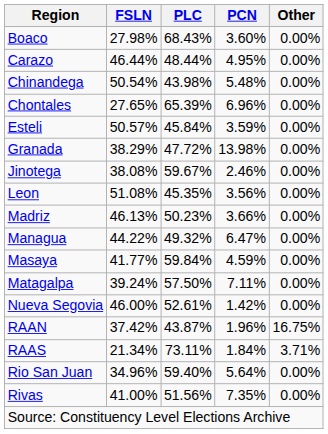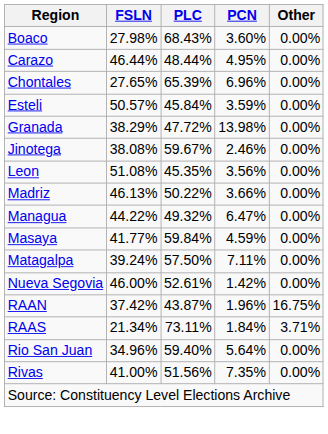- row: (46, 82)
(188, 216) 50.23% -> (188, 194) 50.22%
